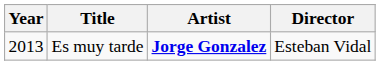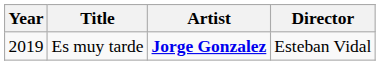(26, 45) 2013 -> (26, 45) 2019
